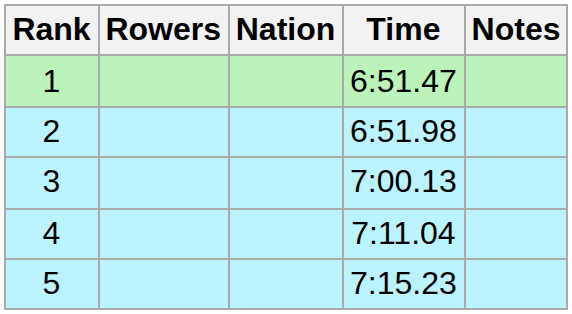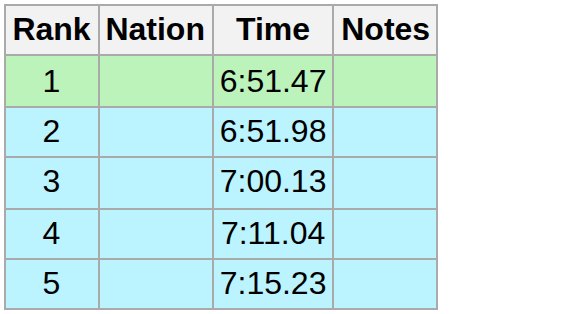- column: (163, 29)
